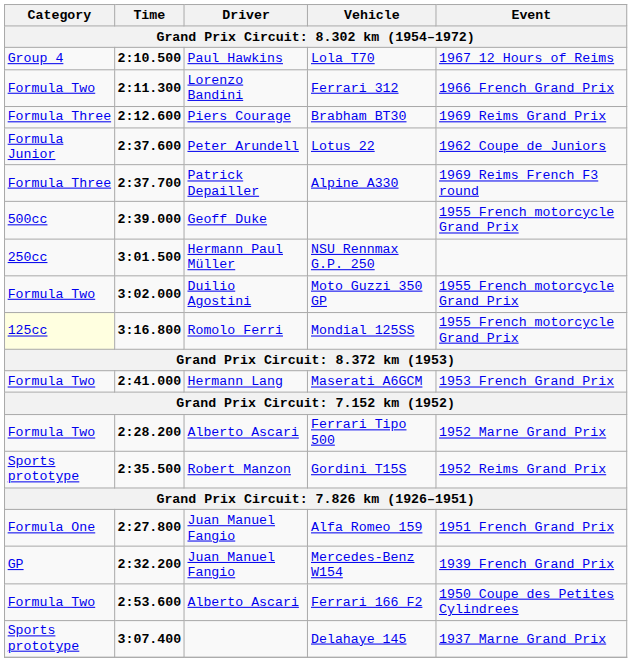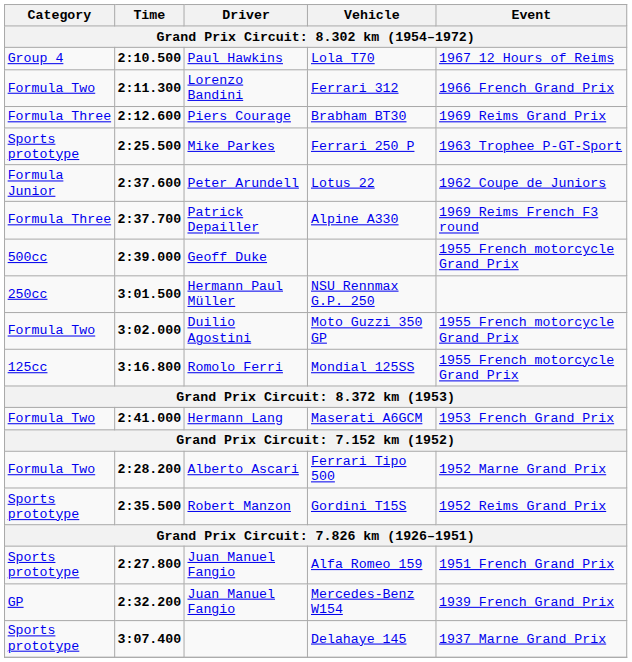+ row: (149, 146)
(28, 331) lightyellow background -> (28, 368) no background
(51, 528) Formula One -> (43, 565) Sports prototype
- row: (149, 602)
